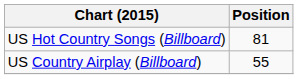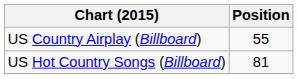rows swapped: (105, 62) <-> (117, 39)
